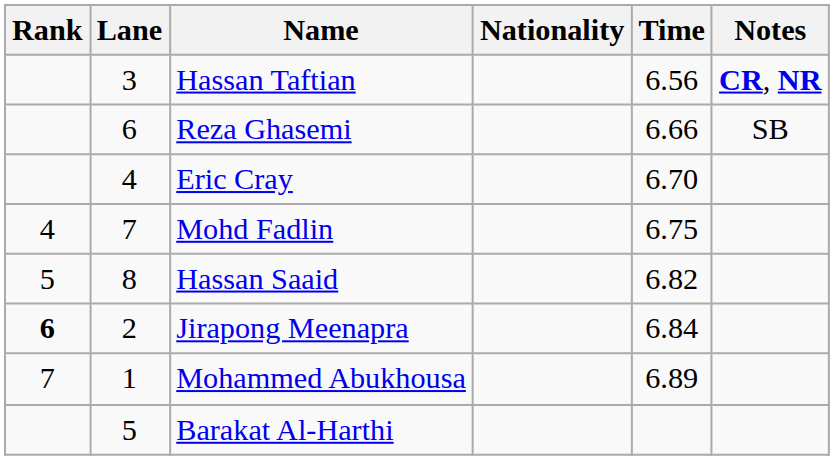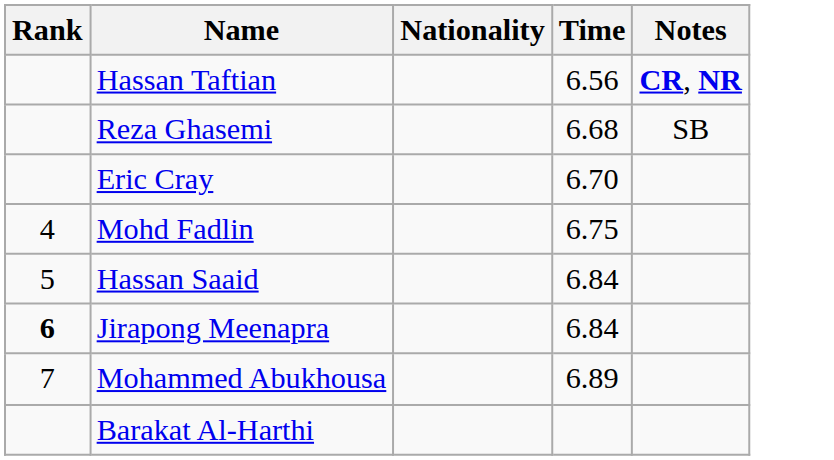- column: (129, 29)
(672, 129) 6.66 -> (592, 129) 6.68
(672, 278) 6.82 -> (592, 278) 6.84
